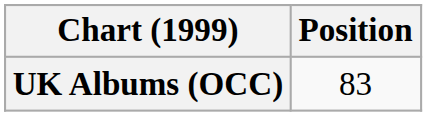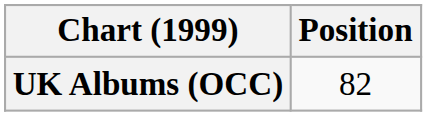(356, 83) 83 -> (356, 83) 82
